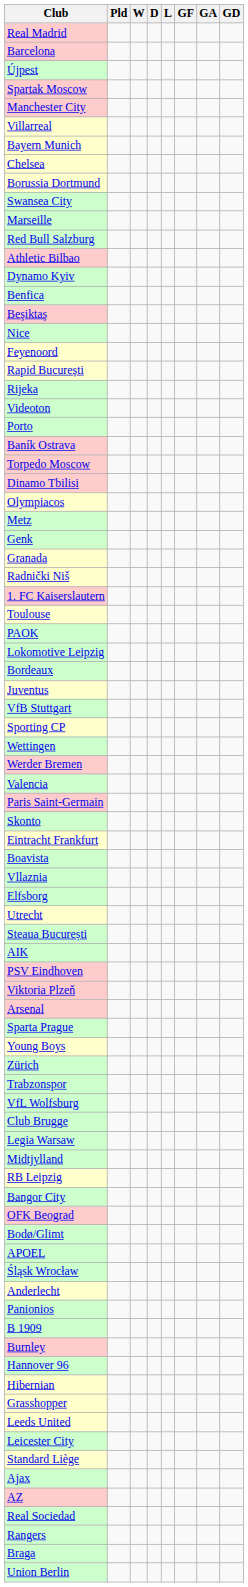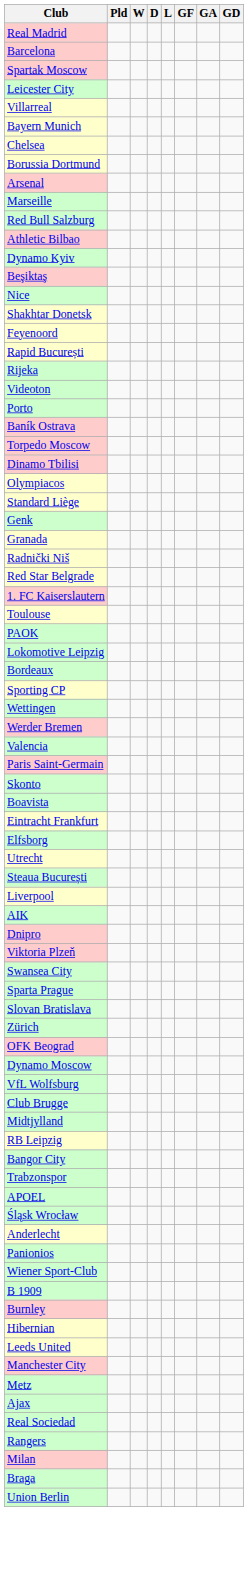- row: (23, 70)
rows swapped: (46, 107) <-> (40, 1440)
rows swapped: (26, 1009) <-> (39, 201)
- row: (26, 295)
+ row: (49, 314)
rows swapped: (43, 1459) <-> (19, 520)
+ row: (50, 577)
- row: (28, 689)
- row: (39, 708)
rows swapped: (28, 858) <-> (53, 840)
- row: (27, 877)
+ row: (30, 896)
- row: (45, 971)
+ row: (24, 933)
+ row: (49, 1009)
- row: (36, 1046)
rows swapped: (37, 1084) <-> (40, 1215)
+ row: (49, 1065)
- row: (41, 1140)
- row: (35, 1234)
+ row: (52, 1271)
- row: (38, 1365)
- row: (37, 1403)
- row: (15, 1497)
+ row: (21, 1459)
